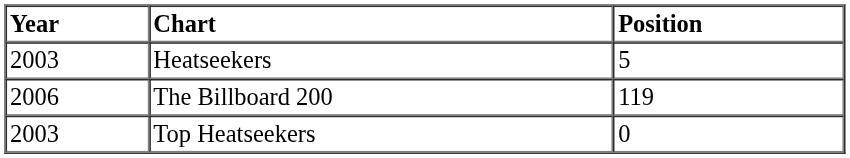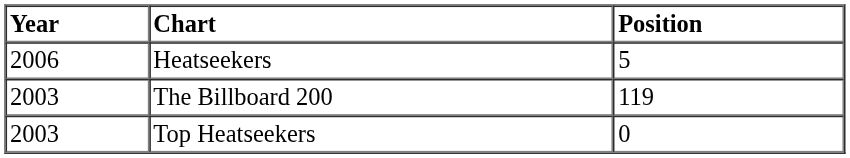(35, 60) 2003 -> (35, 60) 2006
(35, 97) 2006 -> (35, 97) 2003
